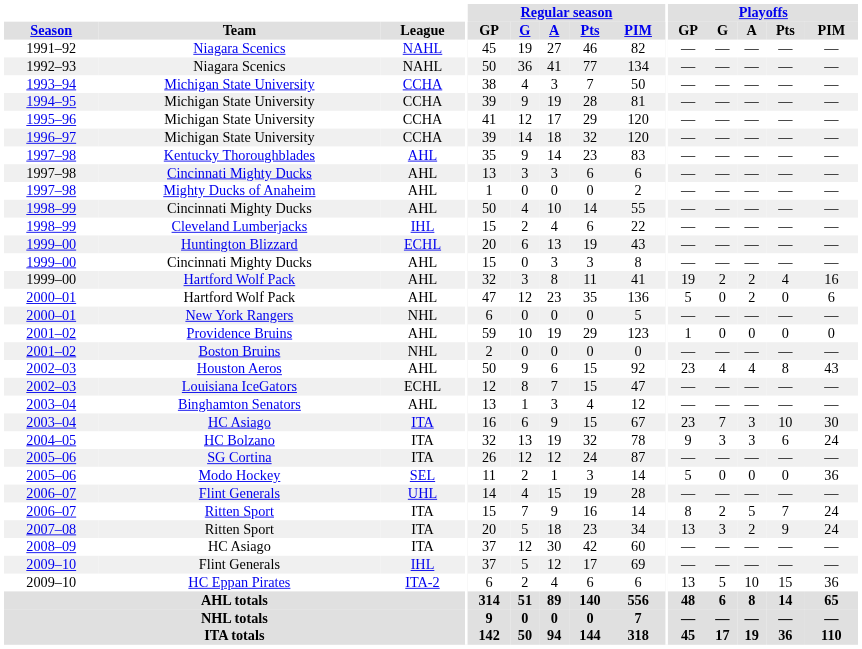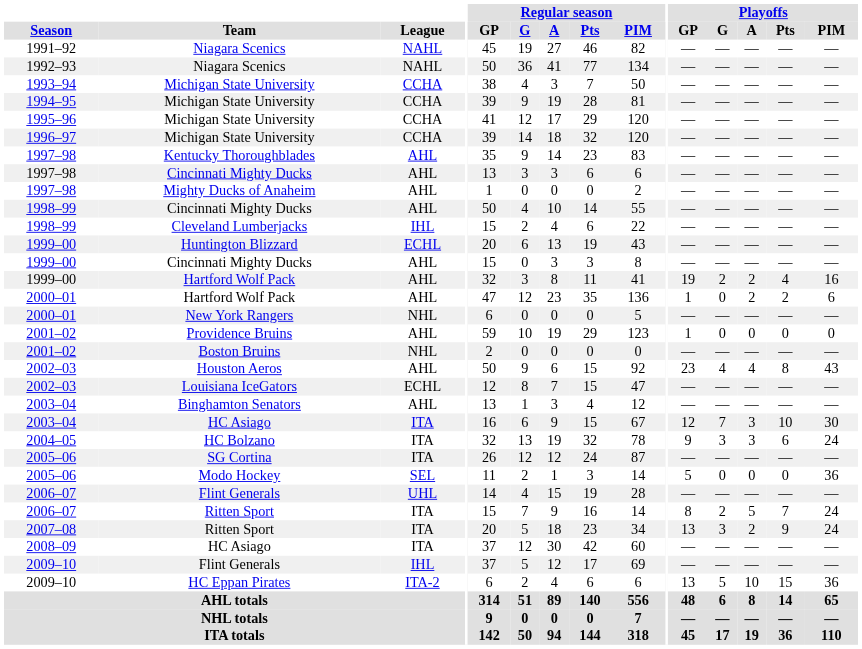(688, 297) 5 -> (688, 297) 1
(785, 297) 0 -> (785, 297) 2
(688, 422) 23 -> (688, 422) 12
